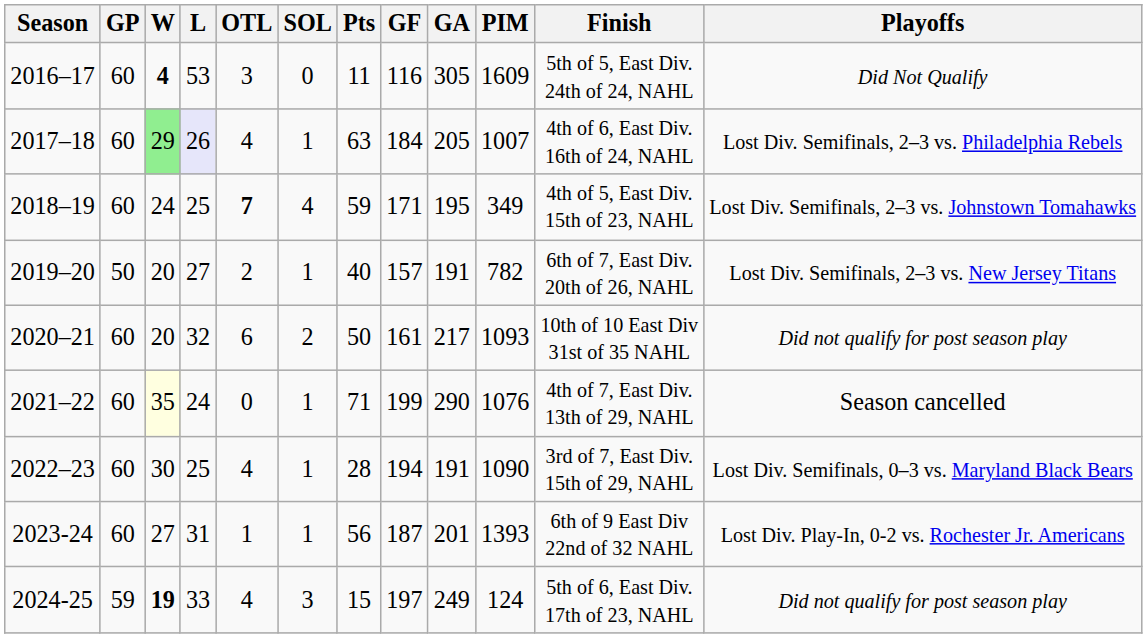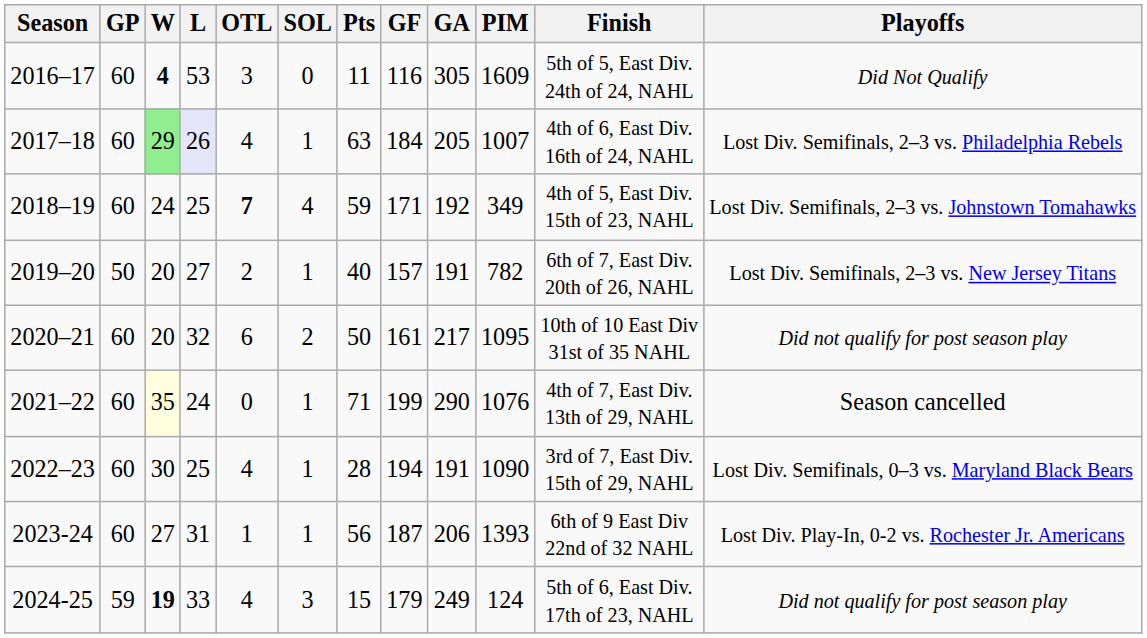(452, 206) 195 -> (452, 206) 192
(505, 337) 1093 -> (505, 337) 1095
(452, 534) 201 -> (452, 534) 206
(404, 599) 197 -> (404, 599) 179
